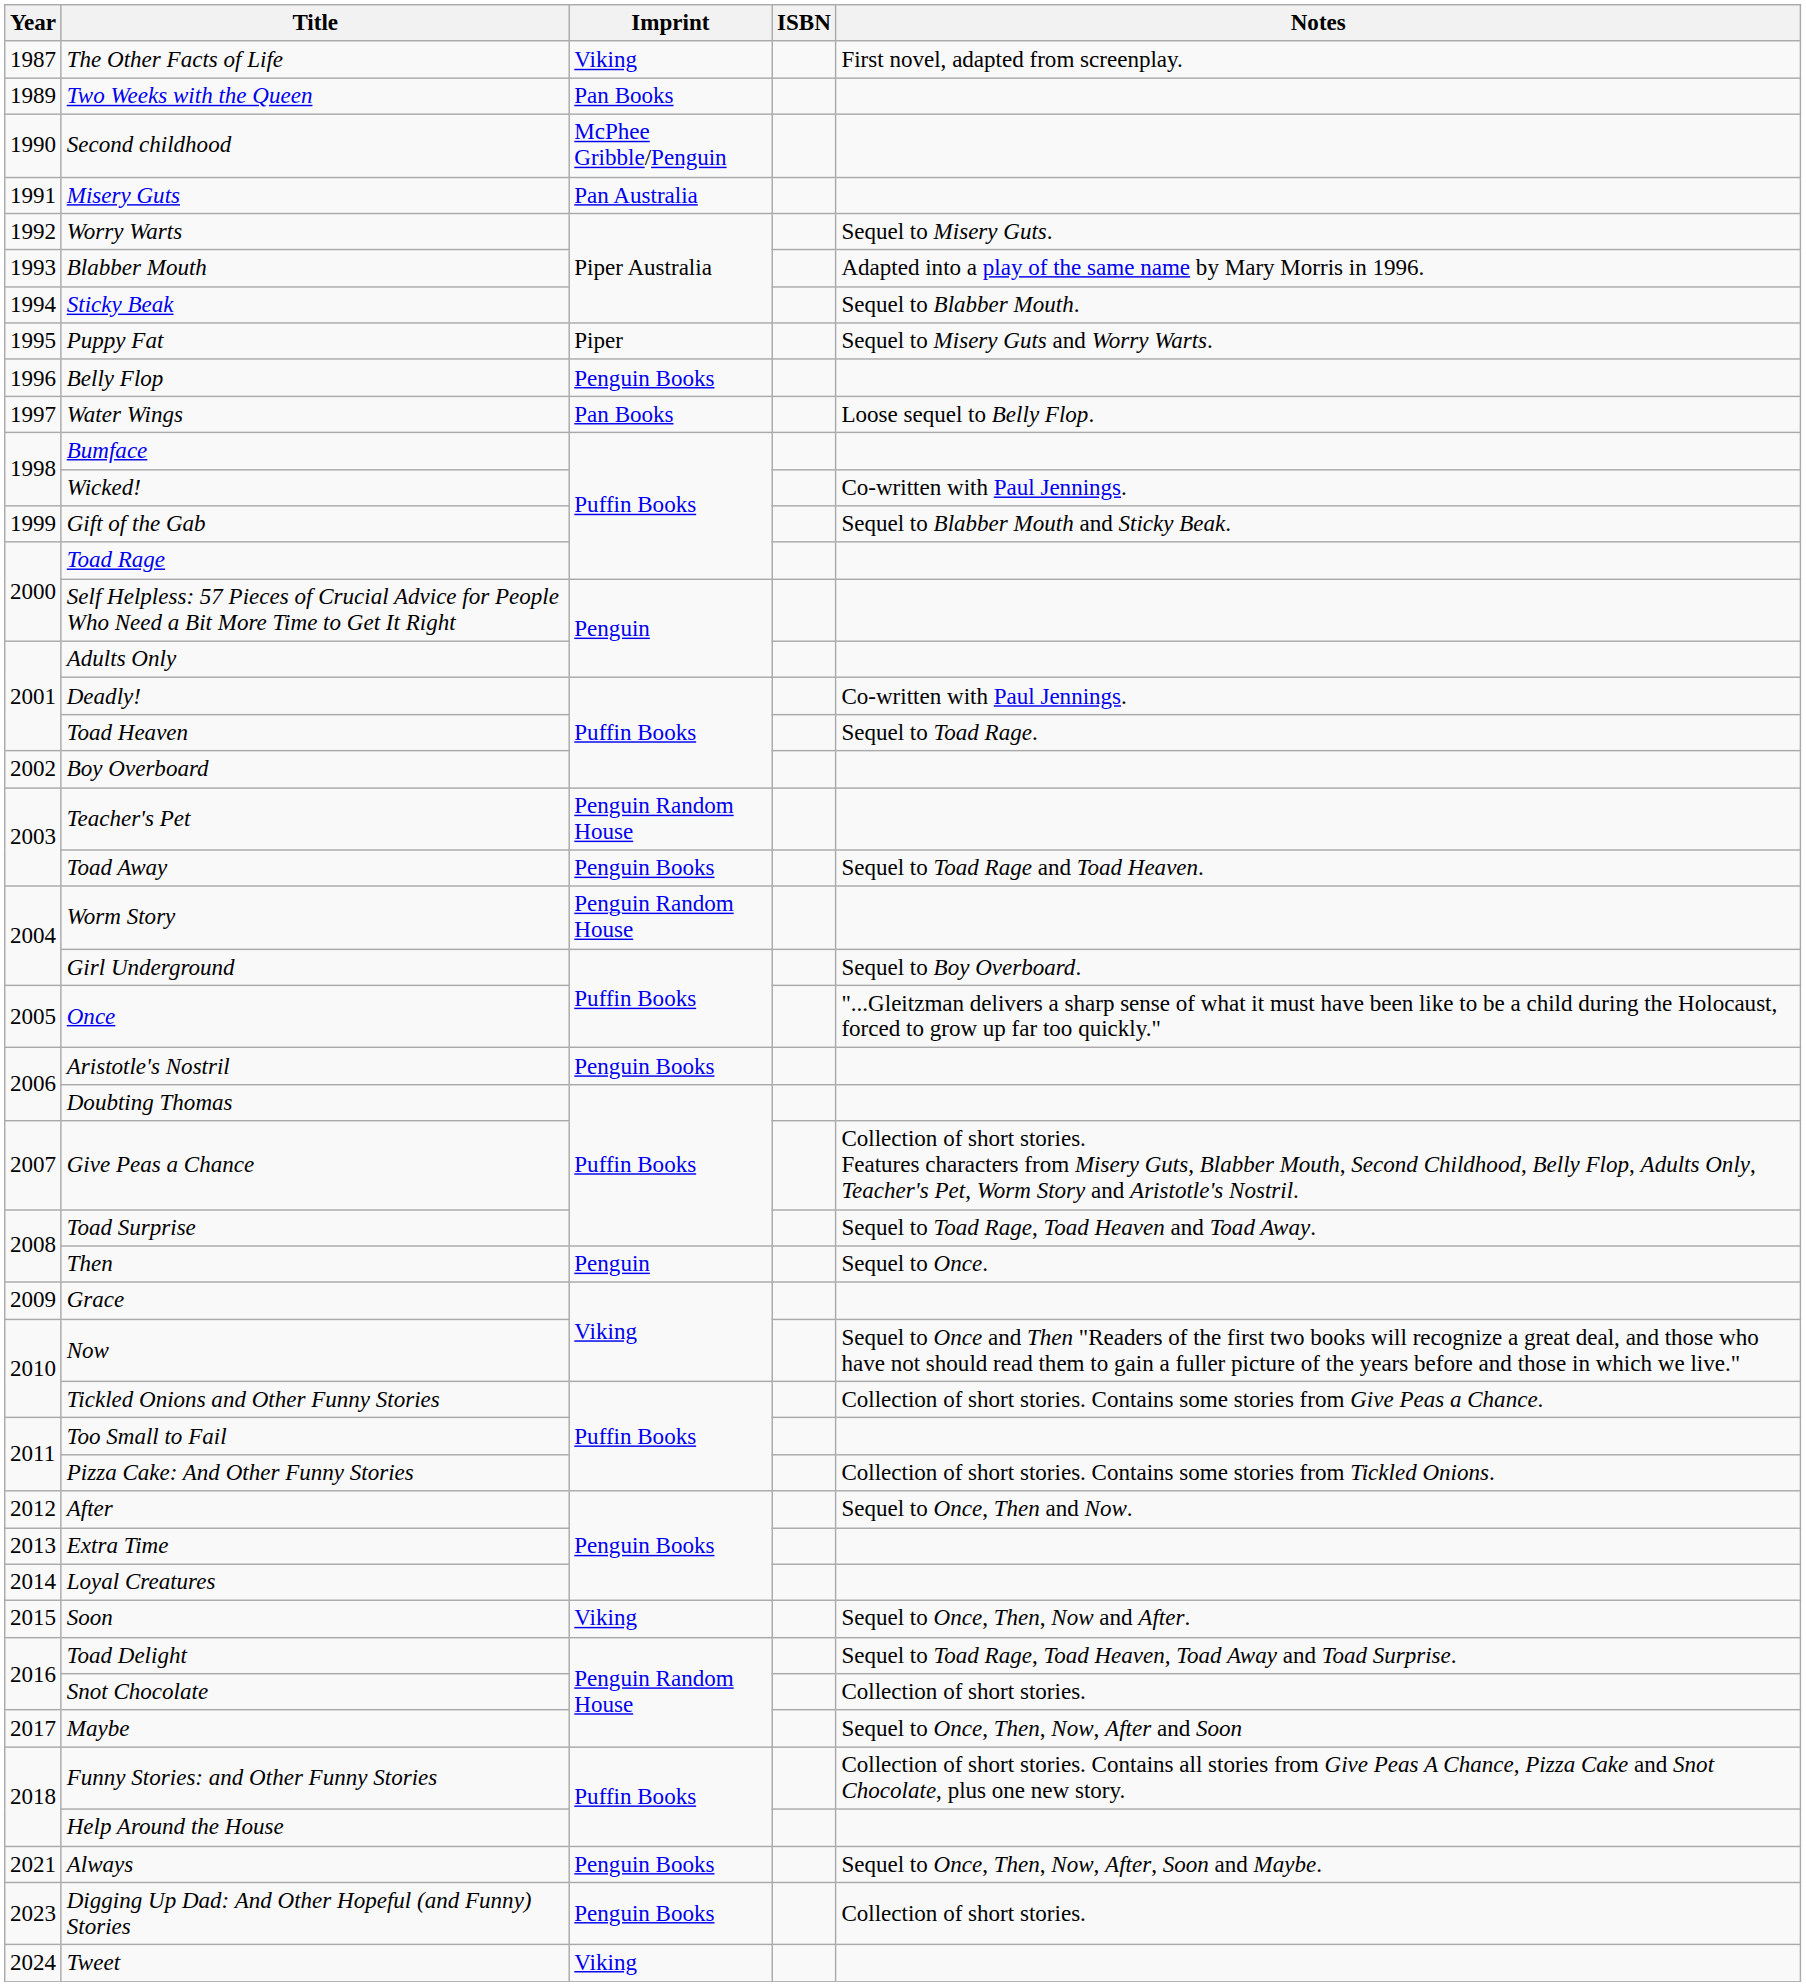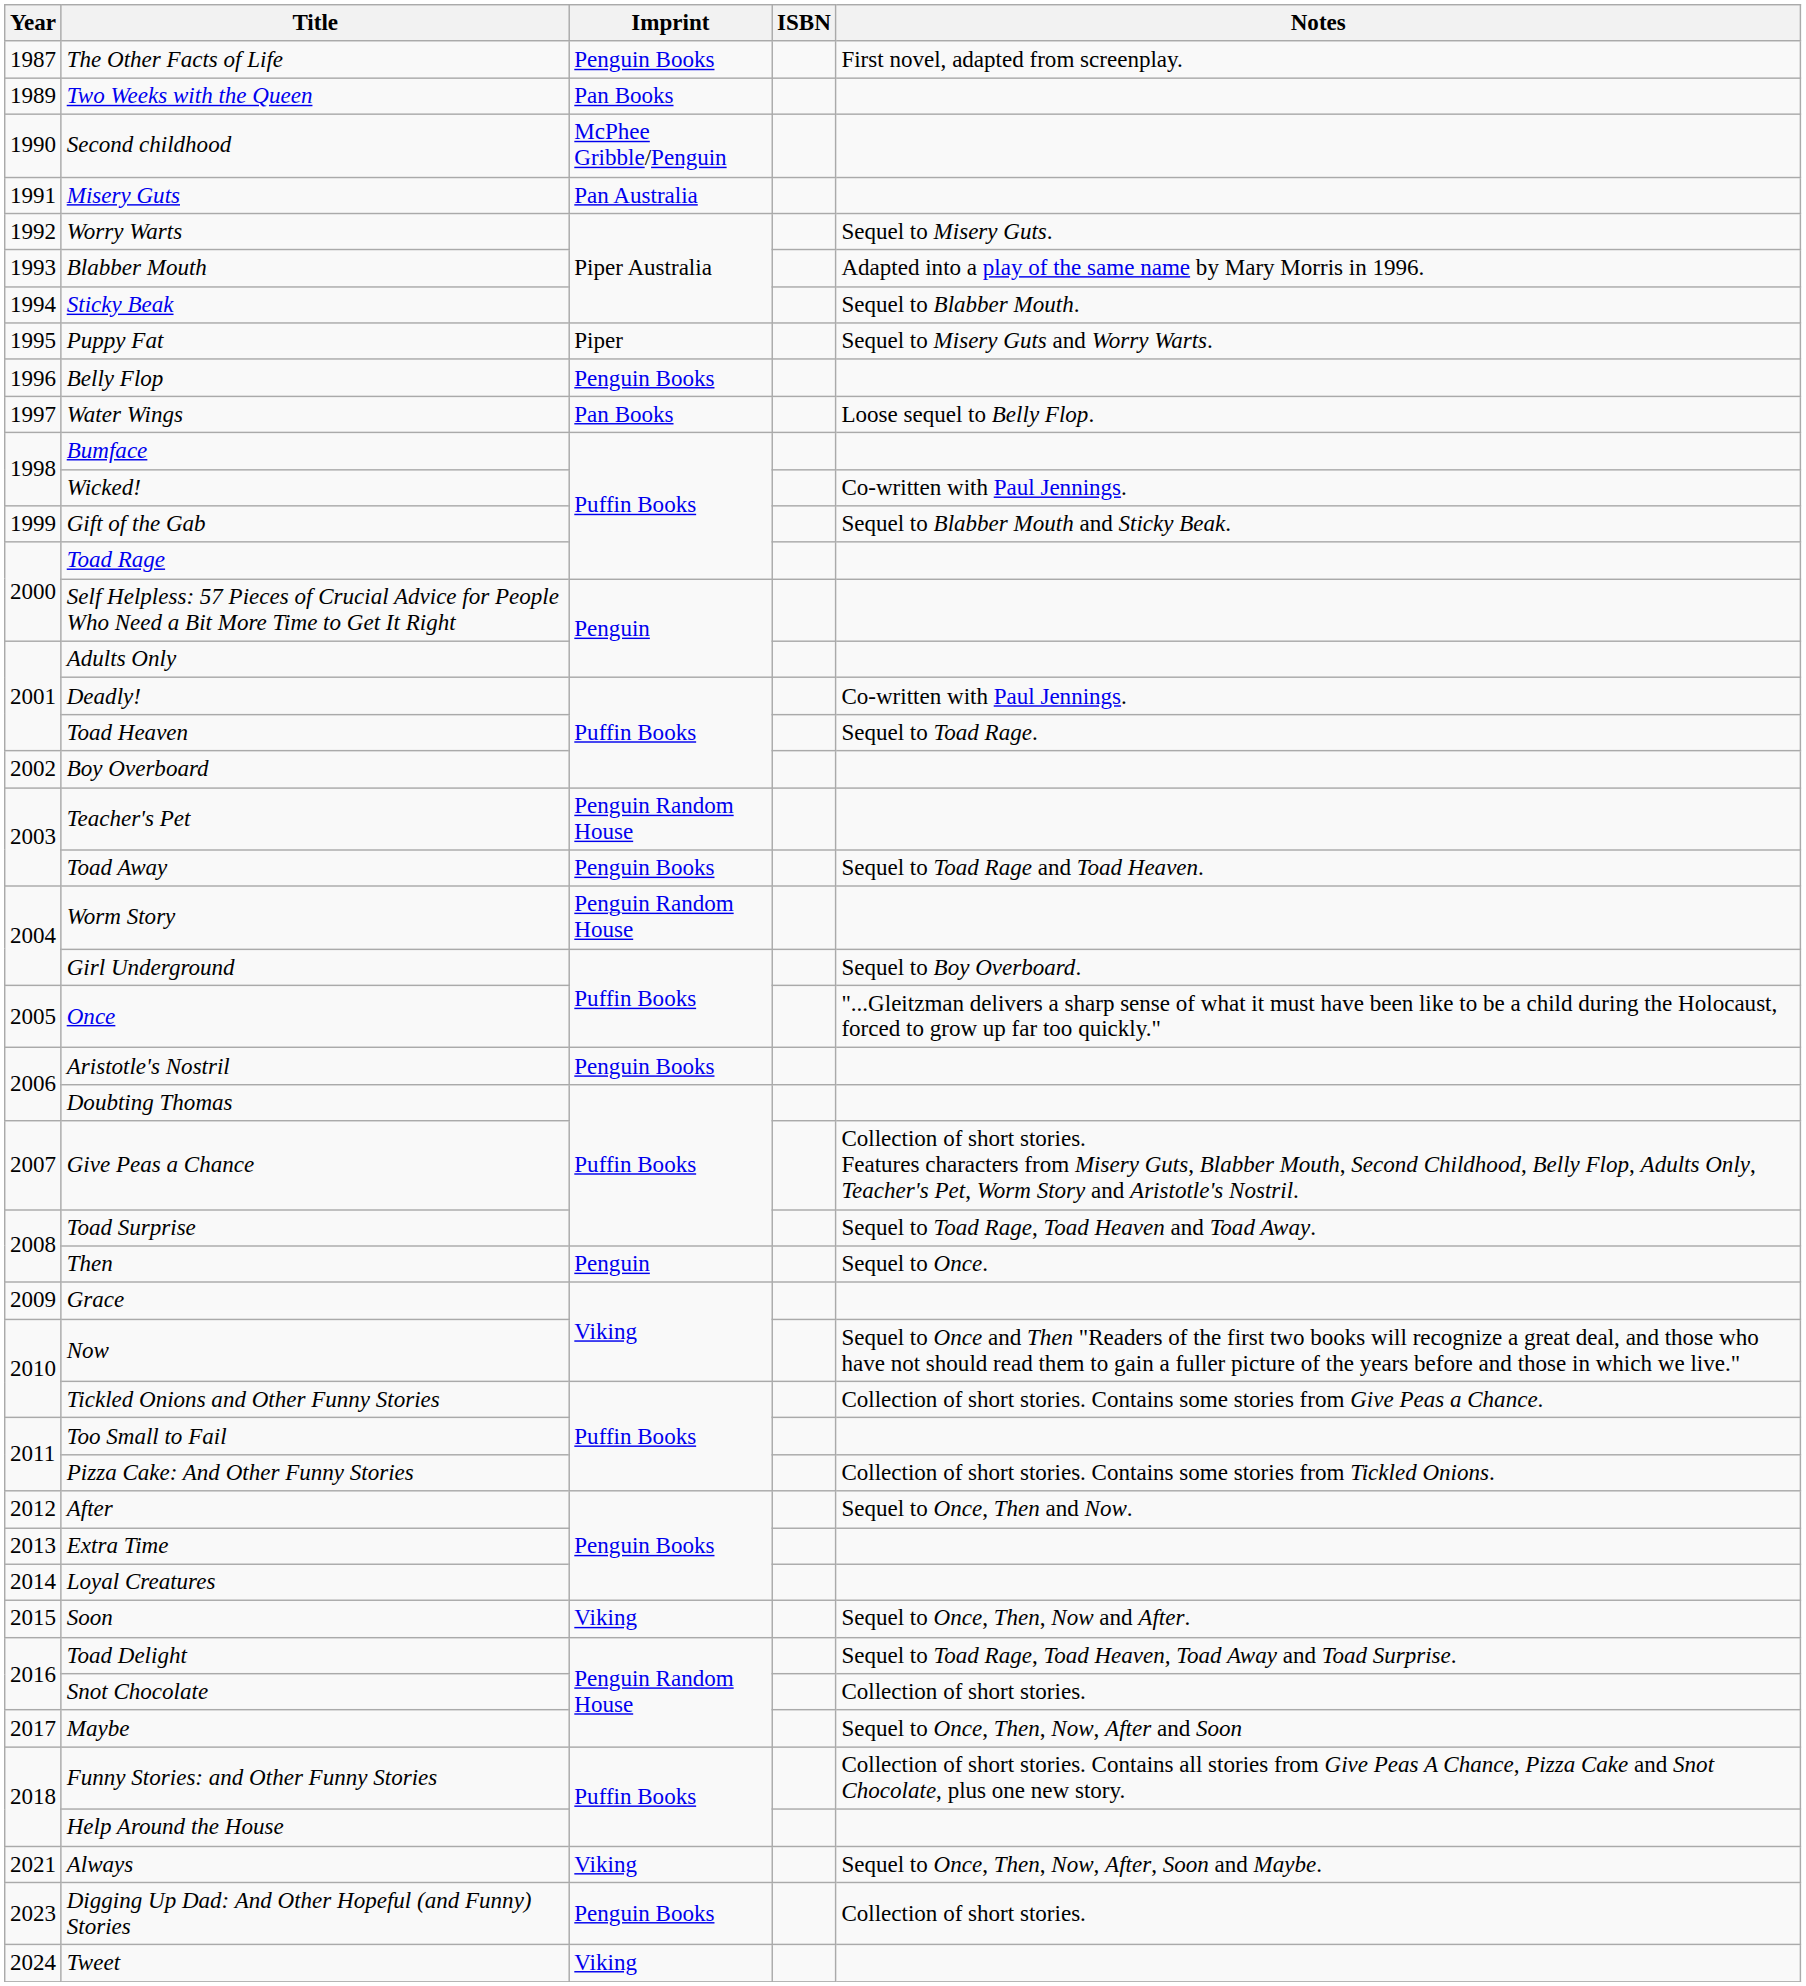(606, 59) Viking -> (644, 59) Penguin Books
(644, 1863) Penguin Books -> (606, 1863) Viking
